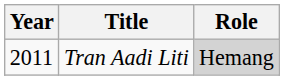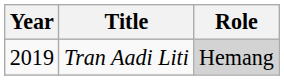(31, 57) 2011 -> (32, 57) 2019
